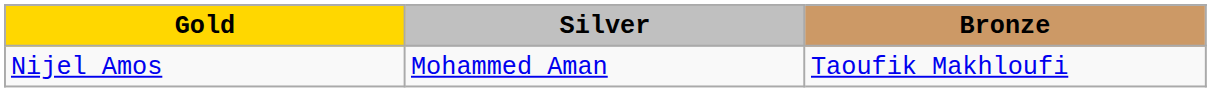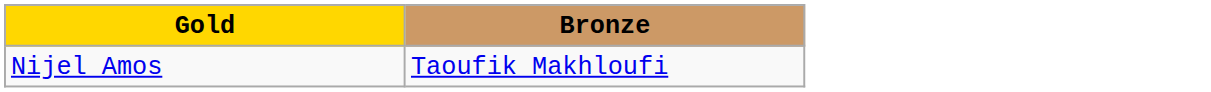- column: (605, 26)
